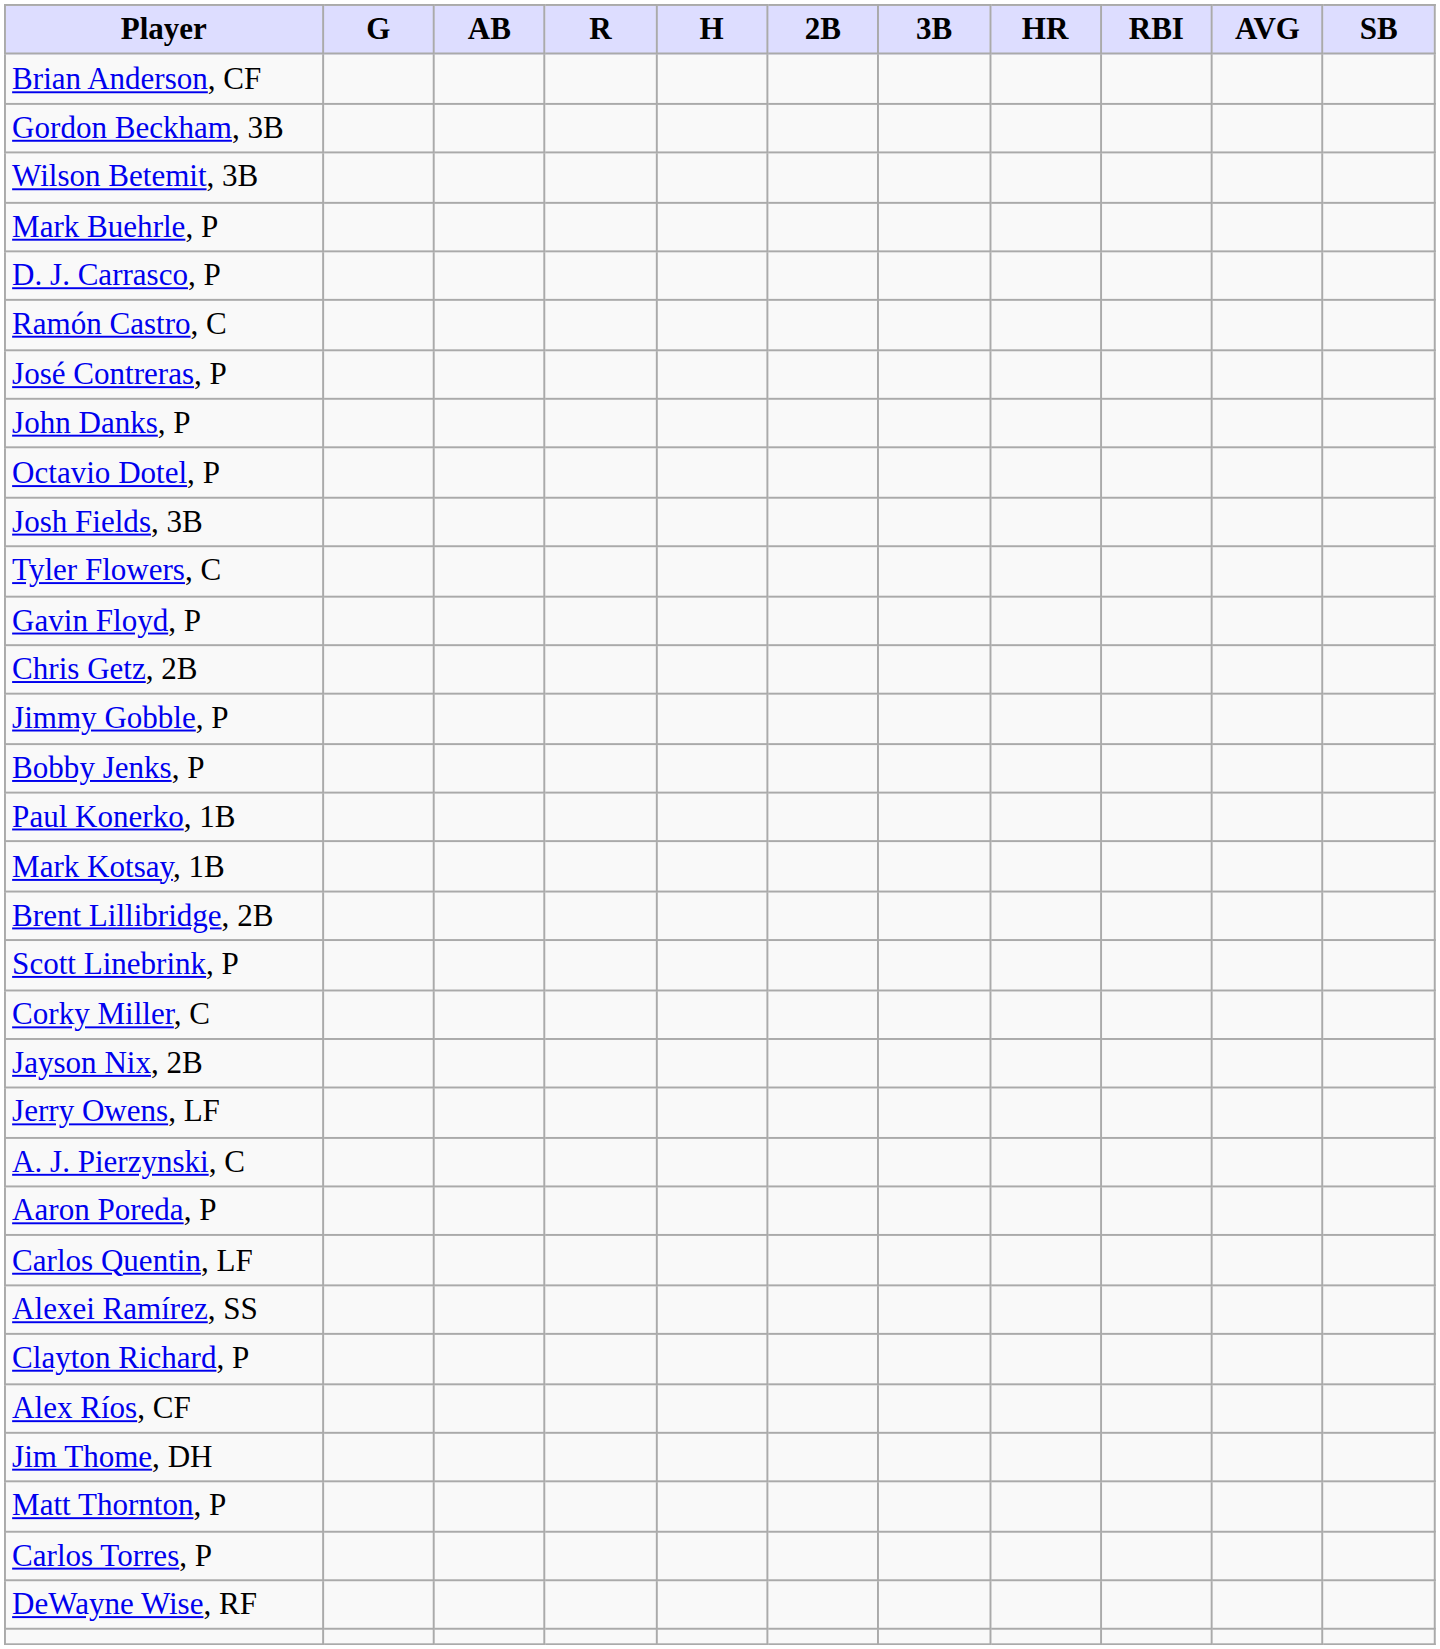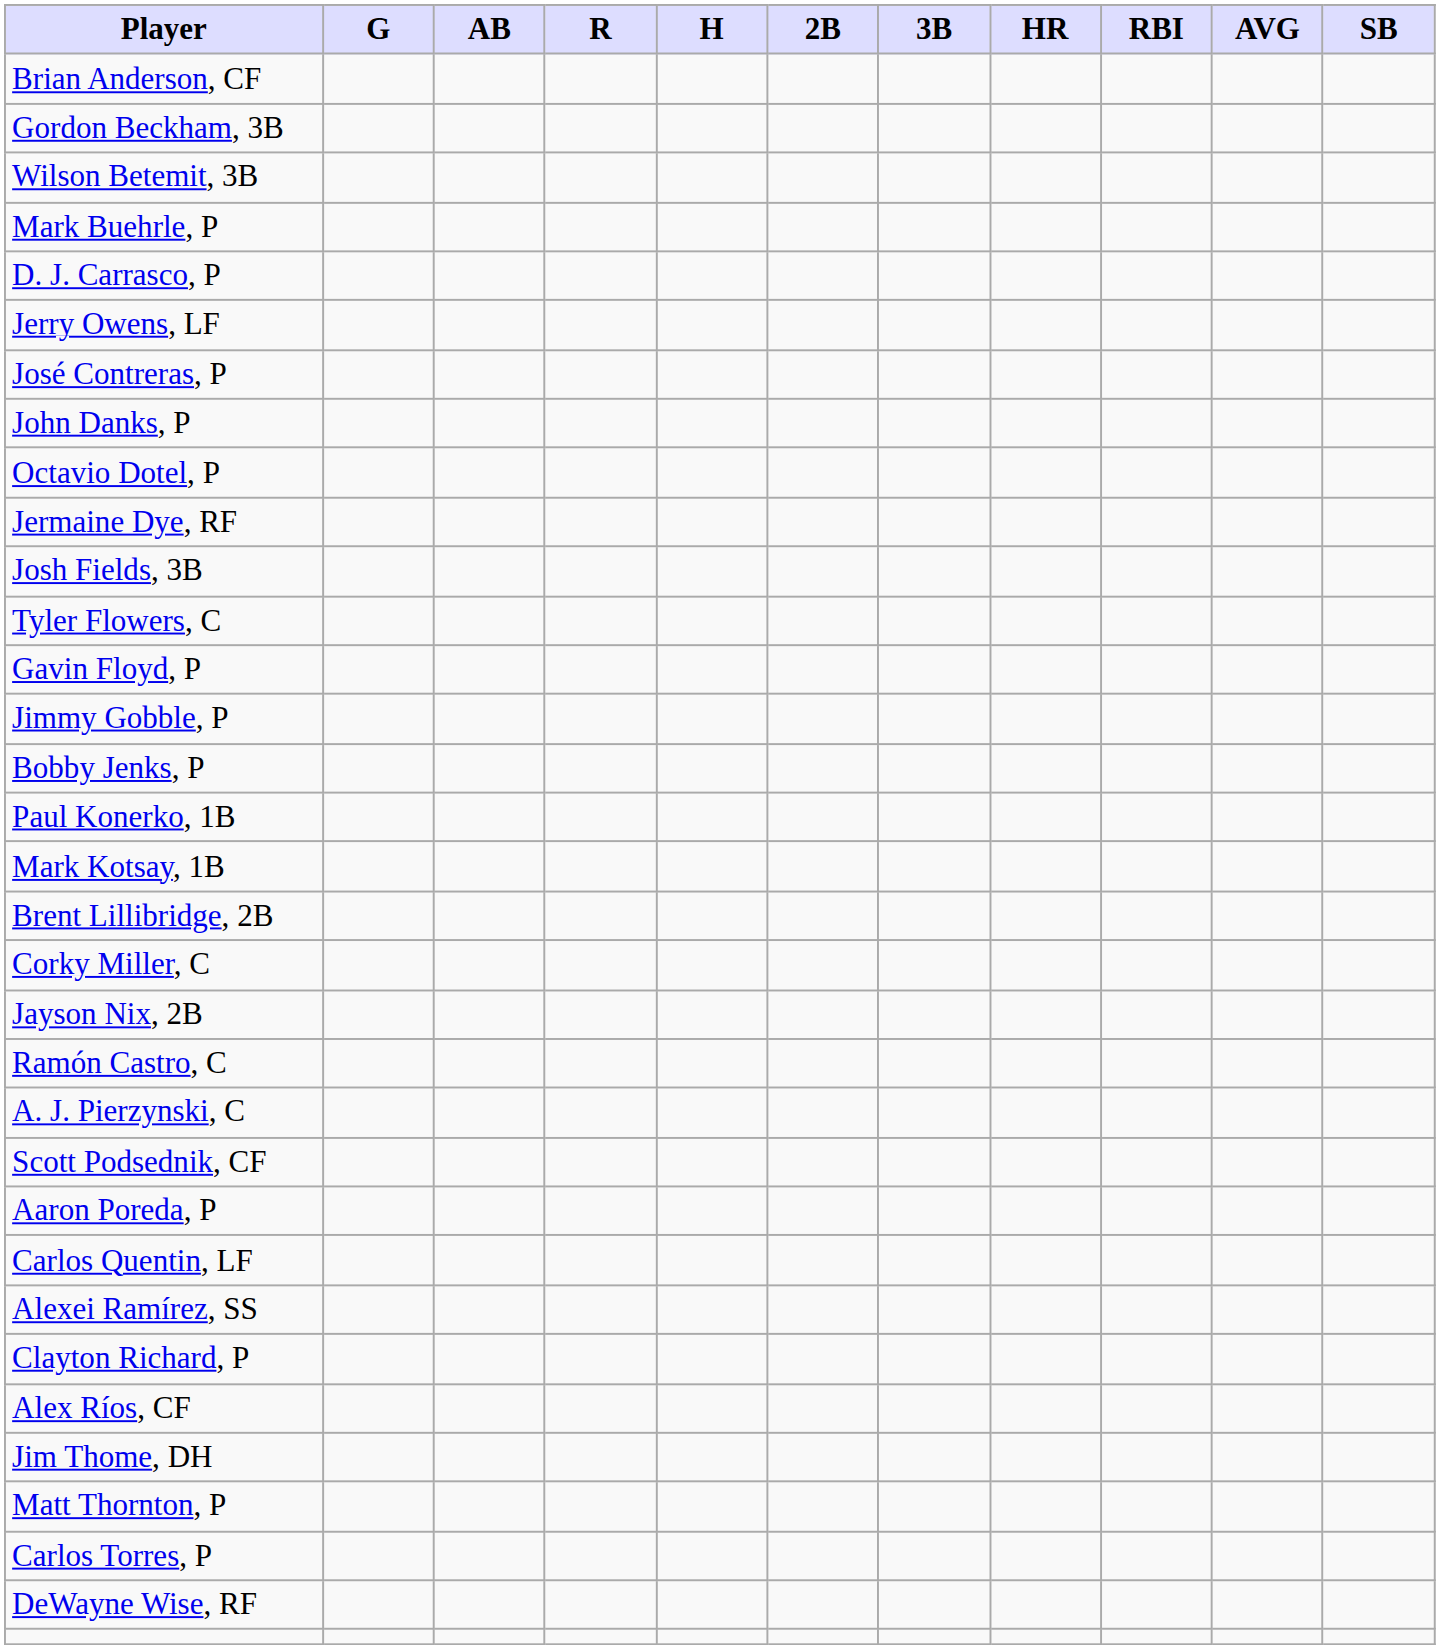rows swapped: (119, 324) <-> (116, 1112)
+ row: (125, 521)
- row: (105, 669)
- row: (126, 964)
+ row: (139, 1161)
